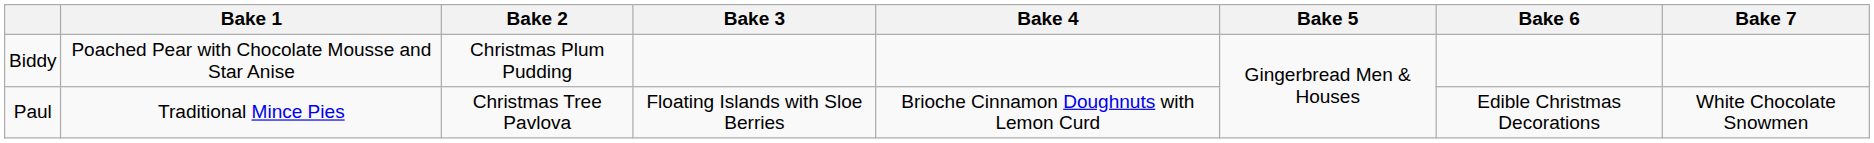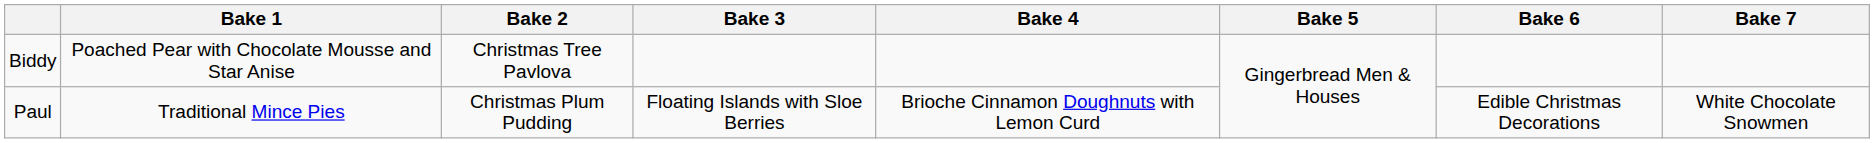(537, 60) Christmas Plum Pudding -> (537, 60) Christmas Tree Pavlova
(537, 112) Christmas Tree Pavlova -> (537, 112) Christmas Plum Pudding
